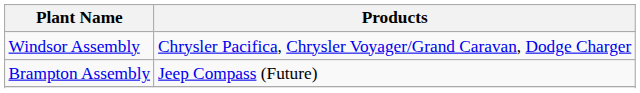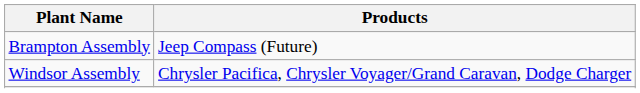rows swapped: (79, 73) <-> (74, 45)
